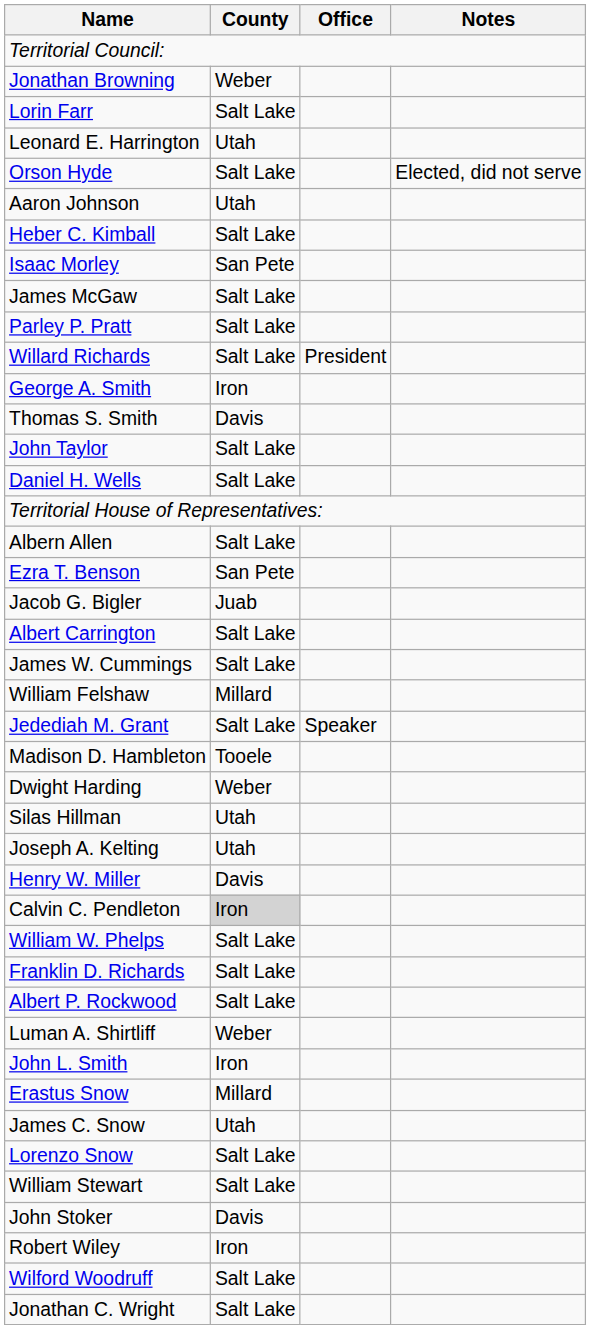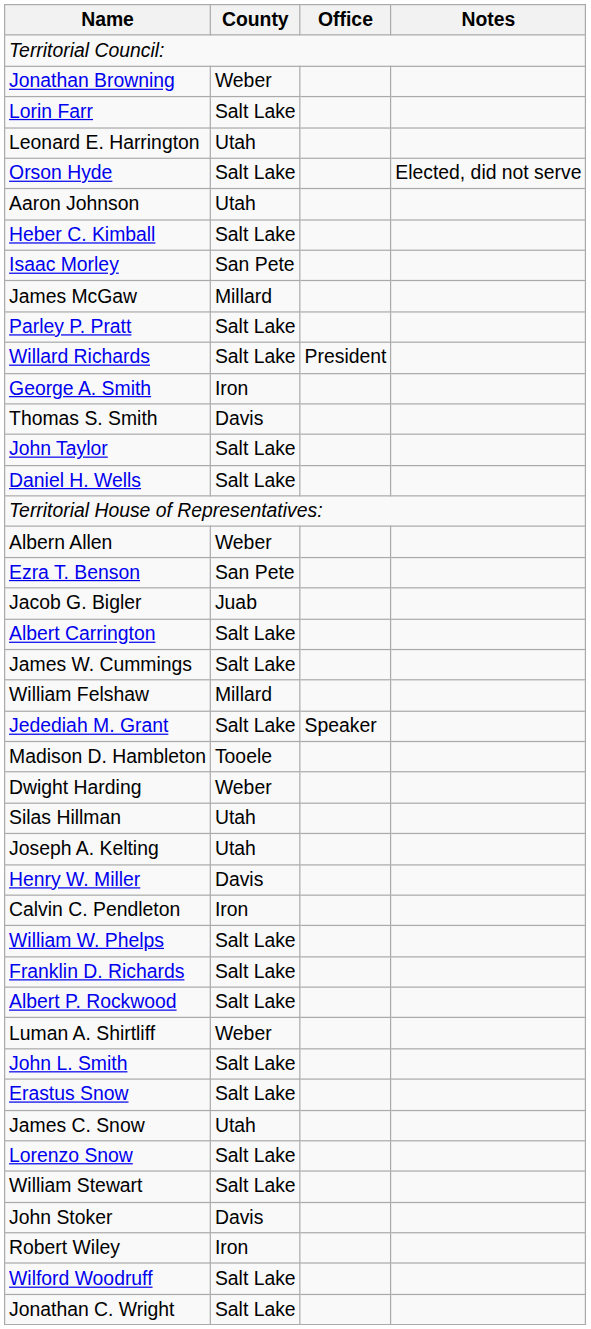(255, 296) Salt Lake -> (243, 296) Millard
(255, 541) Salt Lake -> (243, 541) Weber
(232, 910) lightgrey background -> (232, 910) no background
(232, 1063) Iron -> (255, 1063) Salt Lake
(243, 1094) Millard -> (255, 1094) Salt Lake
